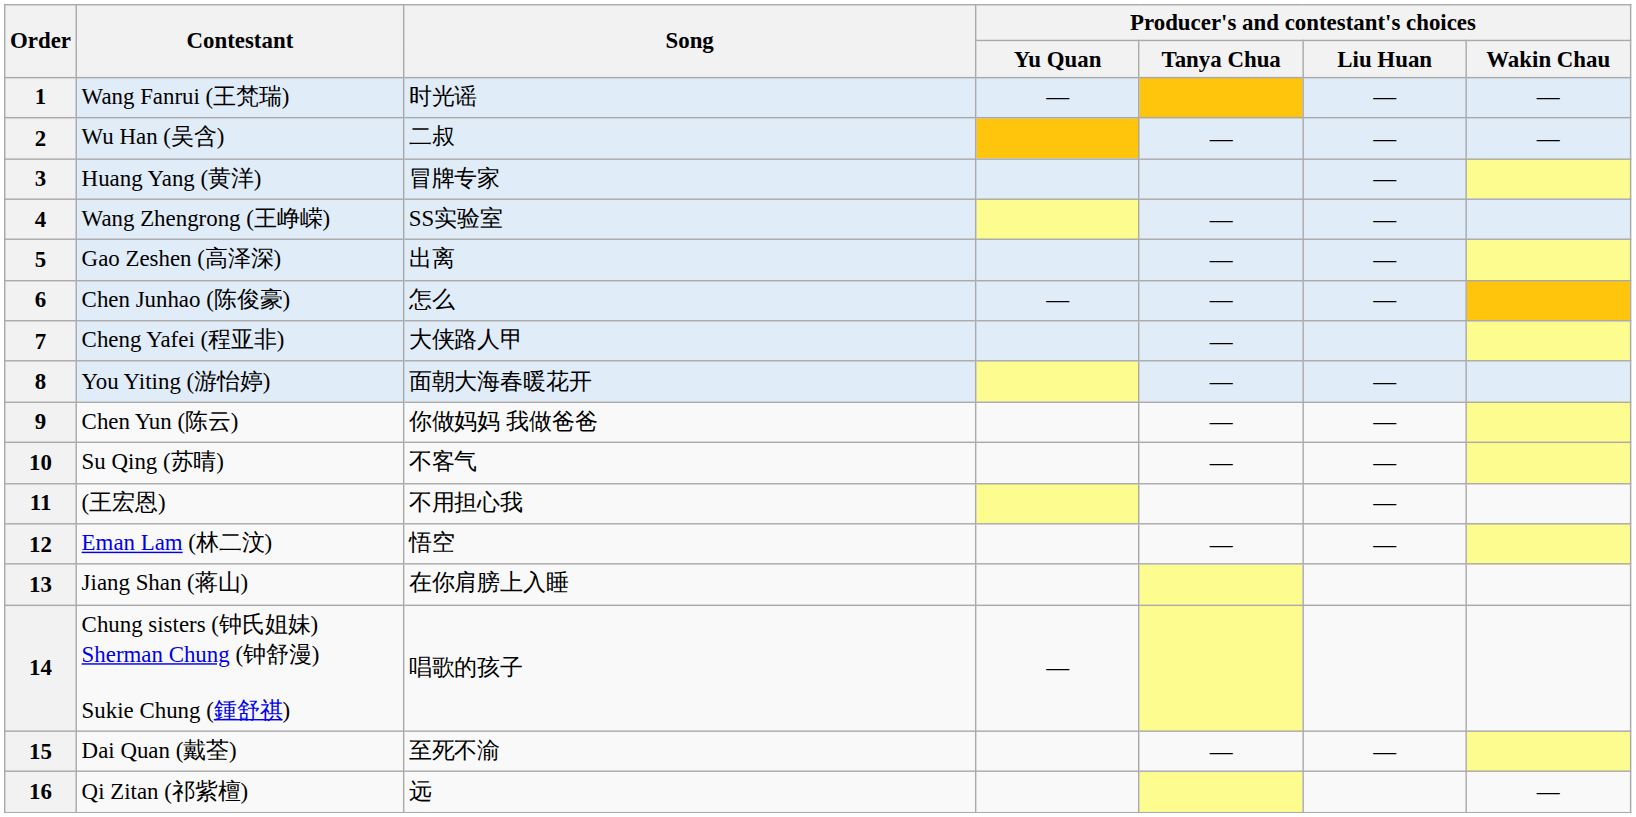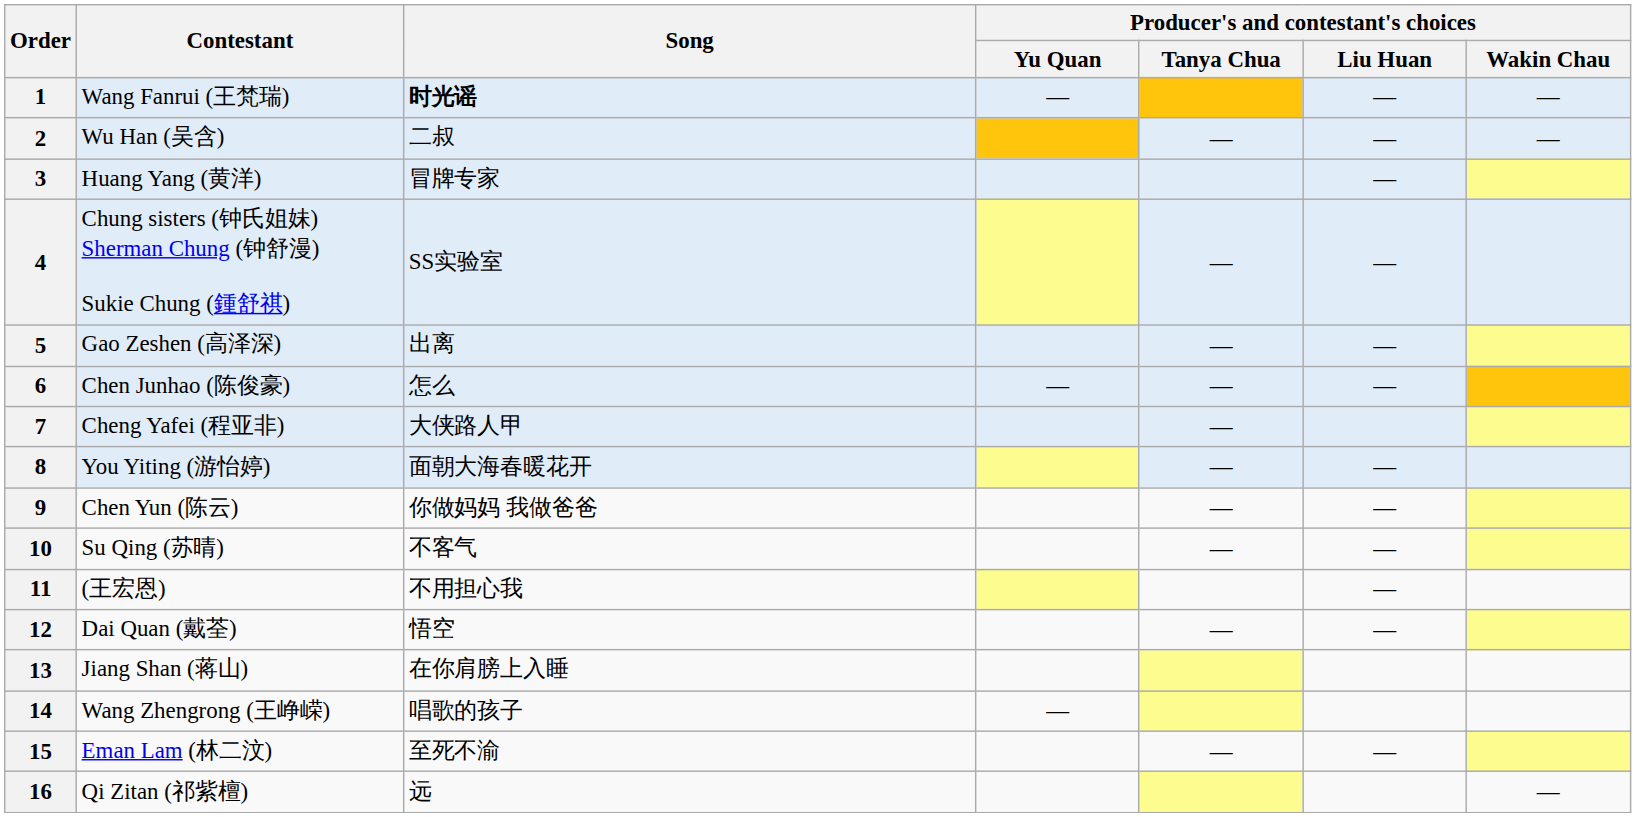(443, 96) normal -> (443, 96) bold
(206, 218) Wang Zhengrong (王峥嵘) -> (200, 261) Chung sisters (钟氏姐妹) Sherman Chung (钟舒漫) Sukie Chung (鍾舒祺)
(177, 542) Eman Lam (林二汶) -> (159, 628) Dai Quan (戴荃)
(200, 667) Chung sisters (钟氏姐妹) Sherman Chung (钟舒漫) Sukie Chung (鍾舒祺) -> (206, 709) Wang Zhengrong (王峥嵘)
(159, 750) Dai Quan (戴荃) -> (177, 750) Eman Lam (林二汶)
